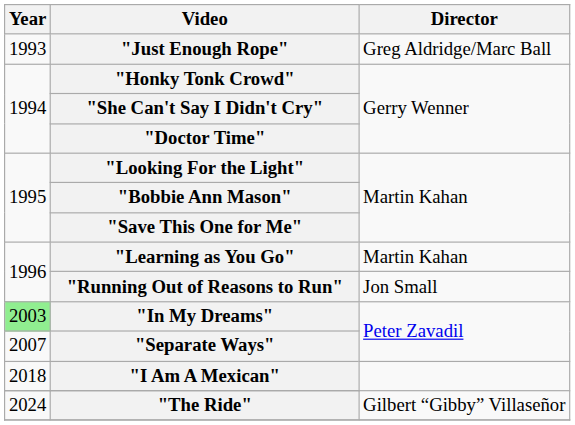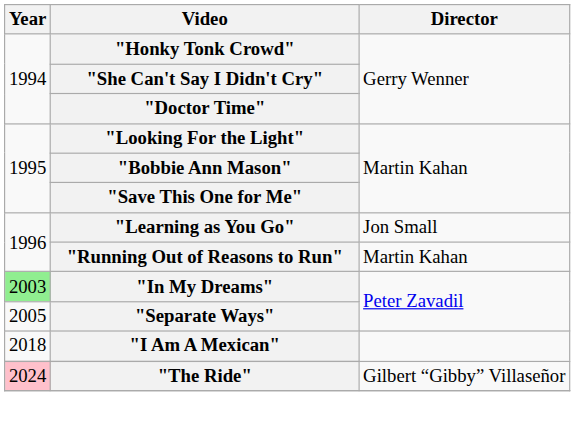- row: (205, 49)
(415, 256) Martin Kahan -> (400, 227) Jon Small
(400, 286) Jon Small -> (415, 256) Martin Kahan
(28, 345) 2007 -> (28, 316) 2005
(28, 405) no background -> (28, 375) pink background
